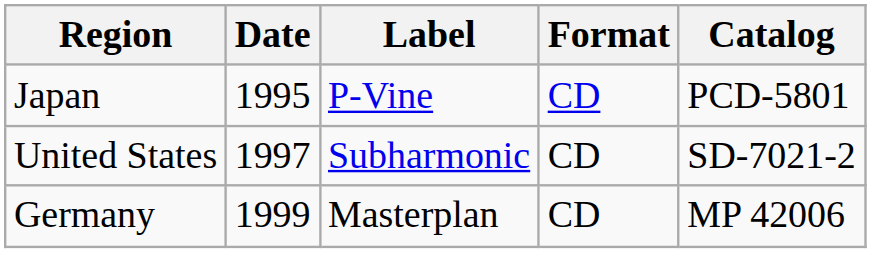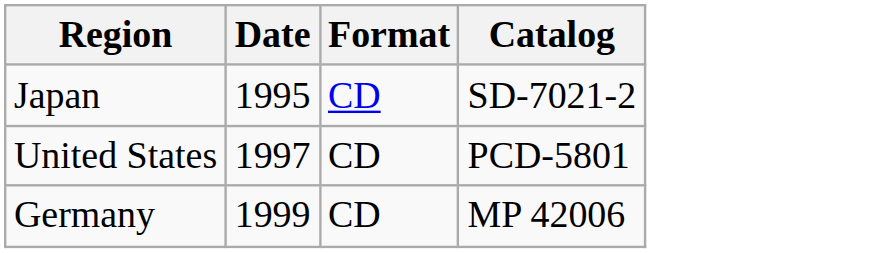- column: (429, 34)
(768, 94) PCD-5801 -> (552, 94) SD-7021-2
(772, 154) SD-7021-2 -> (549, 154) PCD-5801
